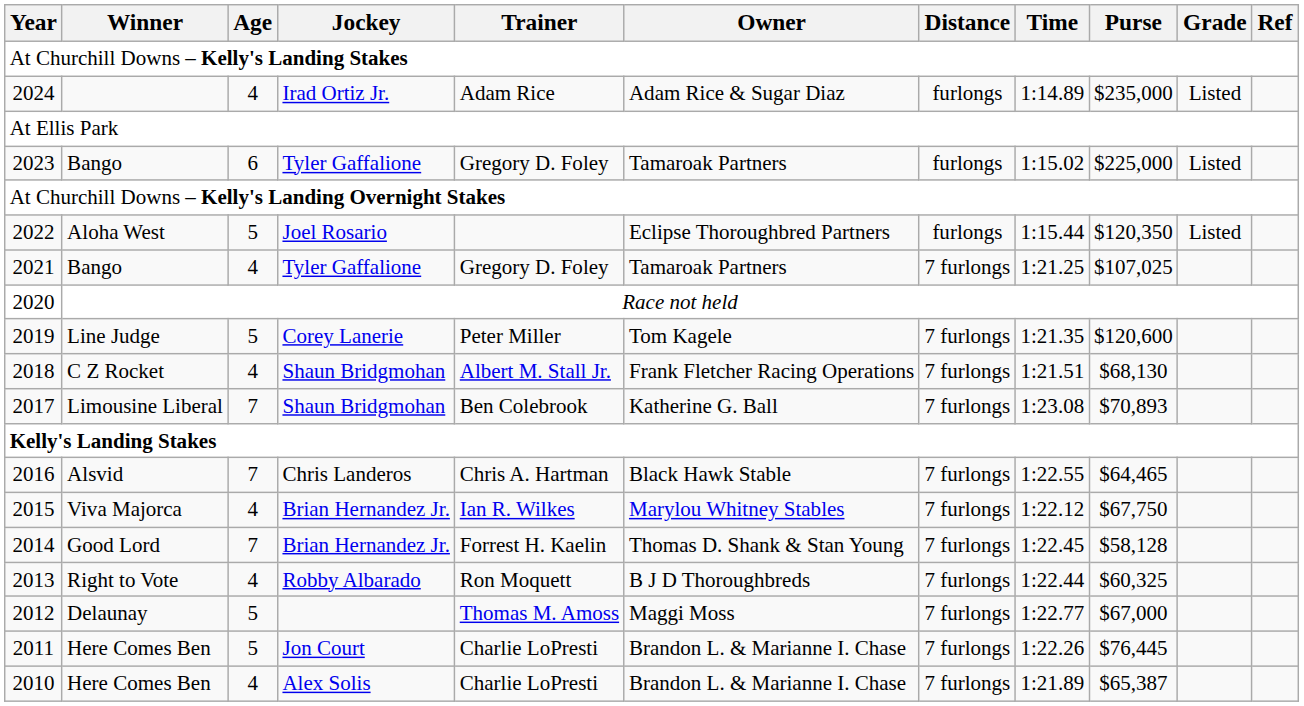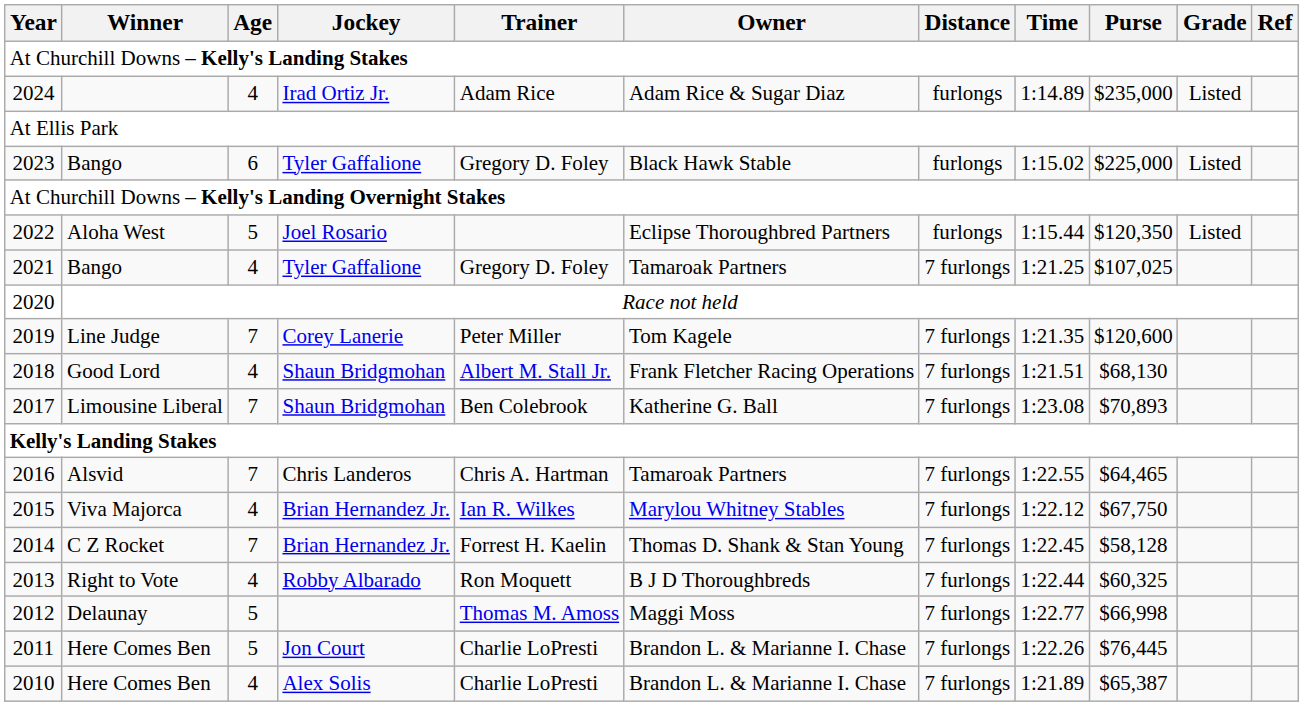(708, 162) Tamaroak Partners -> (710, 162) Black Hawk Stable
(253, 336) 5 -> (253, 336) 7
(116, 370) C Z Rocket -> (114, 370) Good Lord
(710, 474) Black Hawk Stable -> (708, 474) Tamaroak Partners
(114, 544) Good Lord -> (116, 544) C Z Rocket
(1133, 613) $67,000 -> (1133, 613) $66,998
